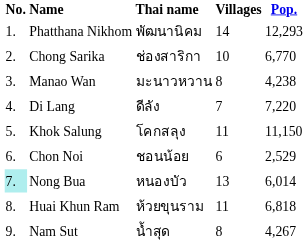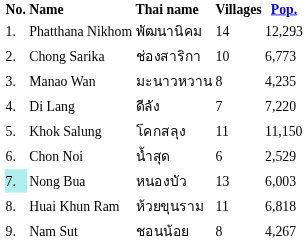(281, 56) 6,770 -> (281, 56) 6,773
(281, 81) 4,238 -> (281, 81) 4,235
(162, 156) ชอนน้อย -> (153, 156) น้ำสุด
(281, 180) 6,014 -> (281, 180) 6,003
(153, 231) น้ำสุด -> (162, 231) ชอนน้อย
